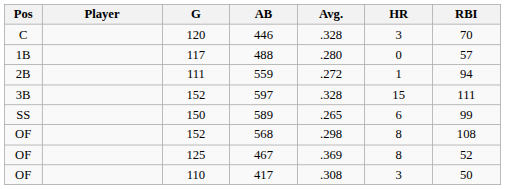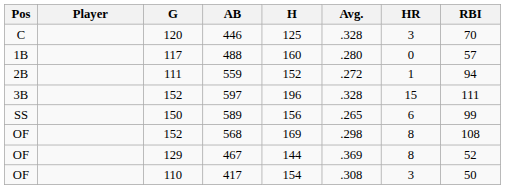+ column: (292, 14)
(196, 154) 125 -> (173, 154) 129
